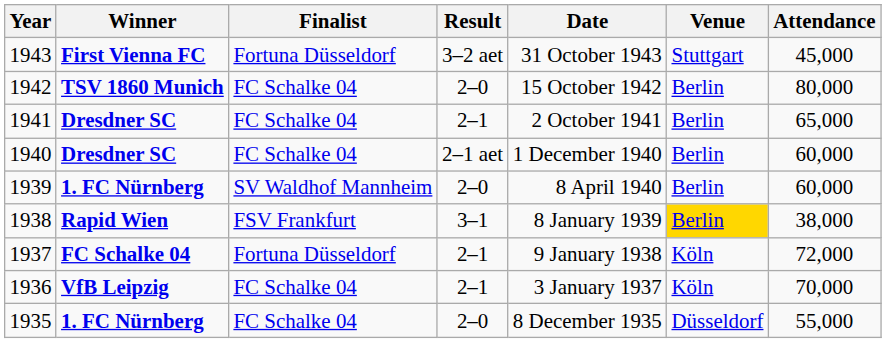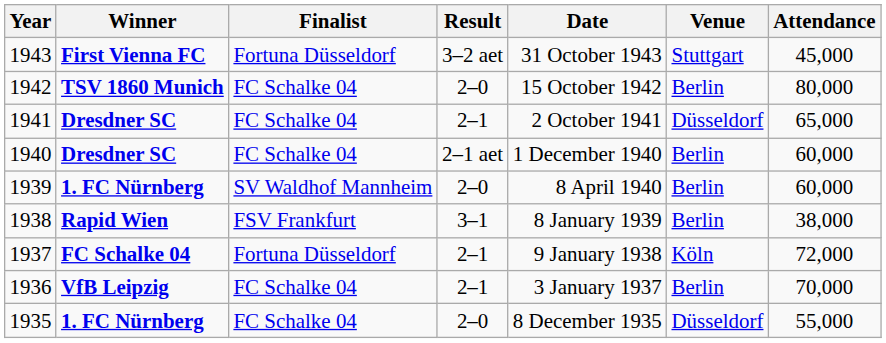(698, 120) Berlin -> (717, 120) Düsseldorf
(698, 220) gold background -> (698, 220) no background
(692, 287) Köln -> (698, 287) Berlin
